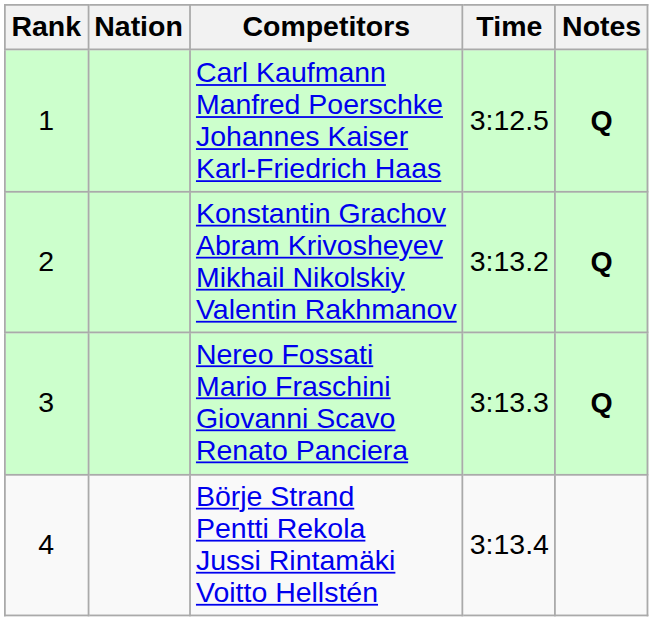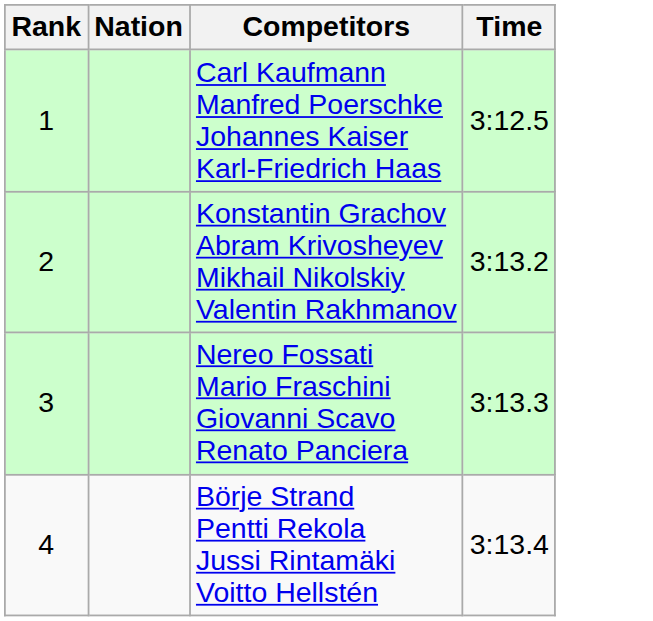- column: (602, 27)
